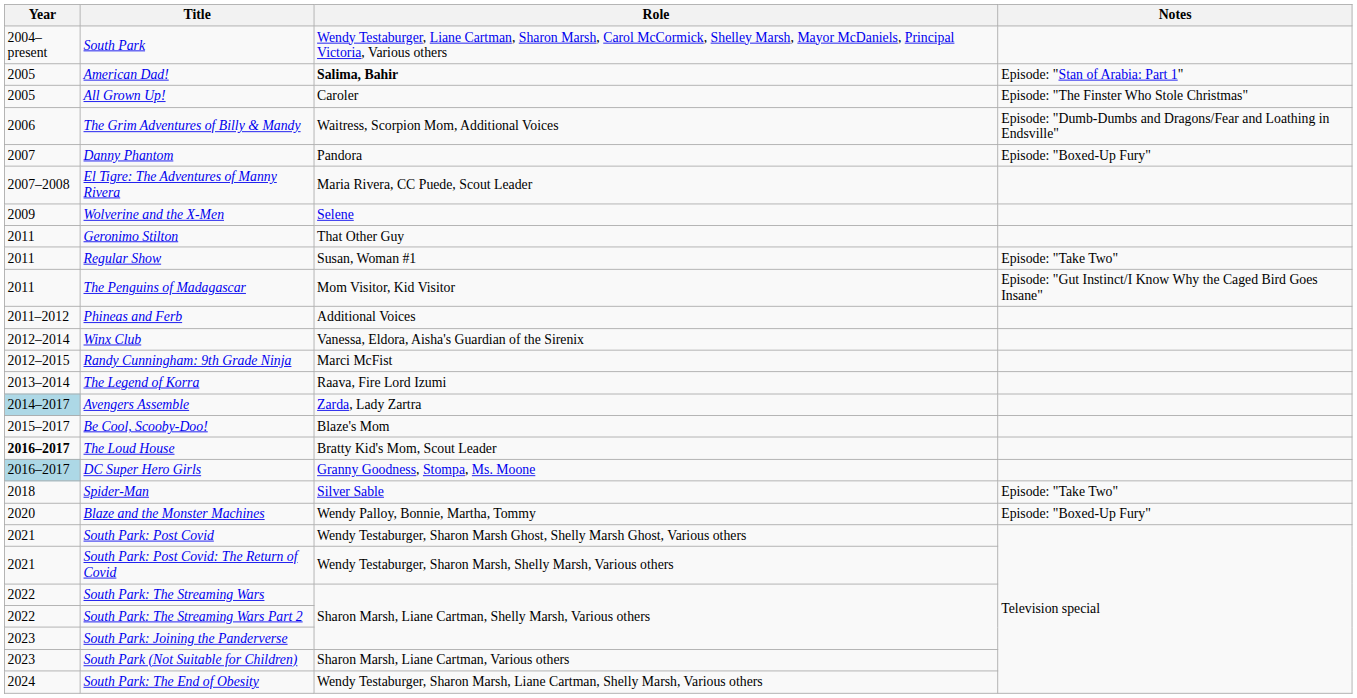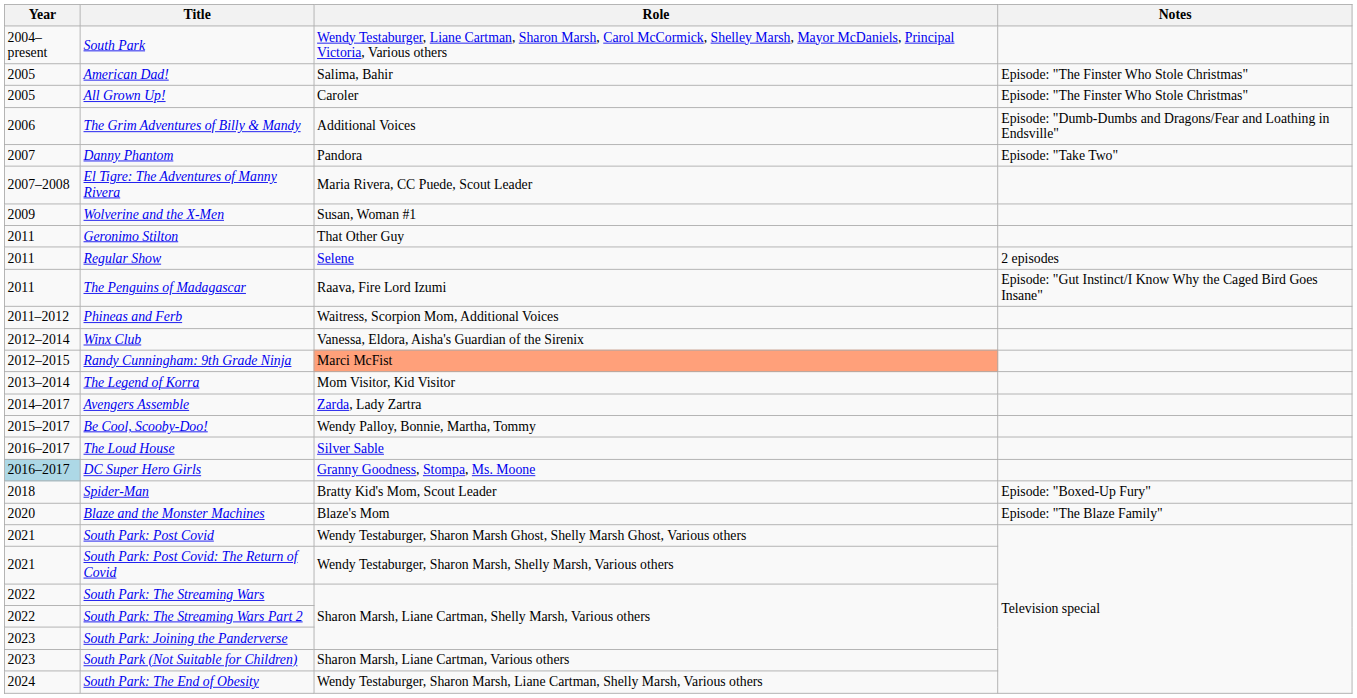(358, 74) bold -> (355, 74) normal
(1092, 74) Episode: "Stan of Arabia: Part 1" -> (1125, 74) Episode: "The Finster Who Stole Christmas"
(438, 125) Waitress, Scorpion Mom, Additional Voices -> (366, 125) Additional Voices
(1076, 155) Episode: "Boxed-Up Fury" -> (1060, 155) Episode: "Take Two"
(335, 214) Selene -> (367, 214) Susan, Woman #1
(367, 258) Susan, Woman #1 -> (335, 258) Selene
(1060, 258) Episode: "Take Two" -> (1030, 258) 2 episodes
(386, 287) Mom Visitor, Kid Visitor -> (382, 287) Raava, Fire Lord Izumi
(366, 317) Additional Voices -> (438, 317) Waitress, Scorpion Mom, Additional Voices
(355, 361) no background -> (355, 361) lightsalmon background
(382, 382) Raava, Fire Lord Izumi -> (386, 382) Mom Visitor, Kid Visitor
(39, 404) lightblue background -> (39, 404) no background
(353, 426) Blaze's Mom -> (426, 426) Wendy Palloy, Bonnie, Martha, Tommy
(39, 448) bold -> (39, 448) normal
(407, 448) Bratty Kid's Mom, Scout Leader -> (351, 448) Silver Sable
(351, 491) Silver Sable -> (407, 491) Bratty Kid's Mom, Scout Leader
(1060, 491) Episode: "Take Two" -> (1076, 491) Episode: "Boxed-Up Fury"
(426, 513) Wendy Palloy, Bonnie, Martha, Tommy -> (353, 513) Blaze's Mom
(1076, 513) Episode: "Boxed-Up Fury" -> (1082, 513) Episode: "The Blaze Family"
